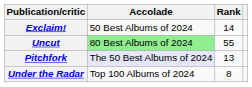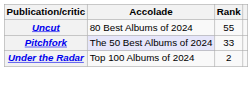- row: (46, 27)
(141, 43) lightgreen background -> (141, 27) no background
(229, 58) 13 -> (229, 43) 33
(229, 74) 8 -> (229, 58) 2
